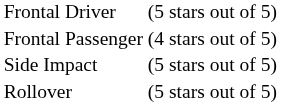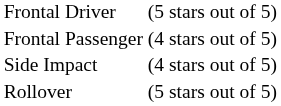(212, 65) (5 stars out of 5) -> (212, 65) (4 stars out of 5)
